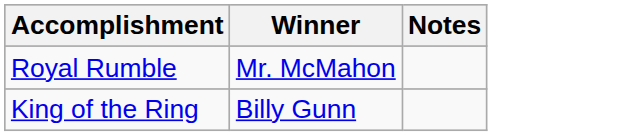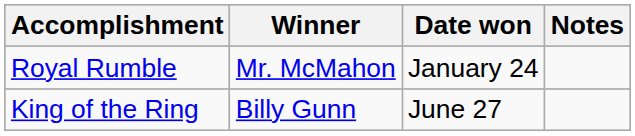+ column: (473, 25)
